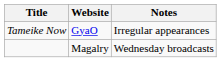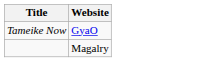- column: (164, 13)
